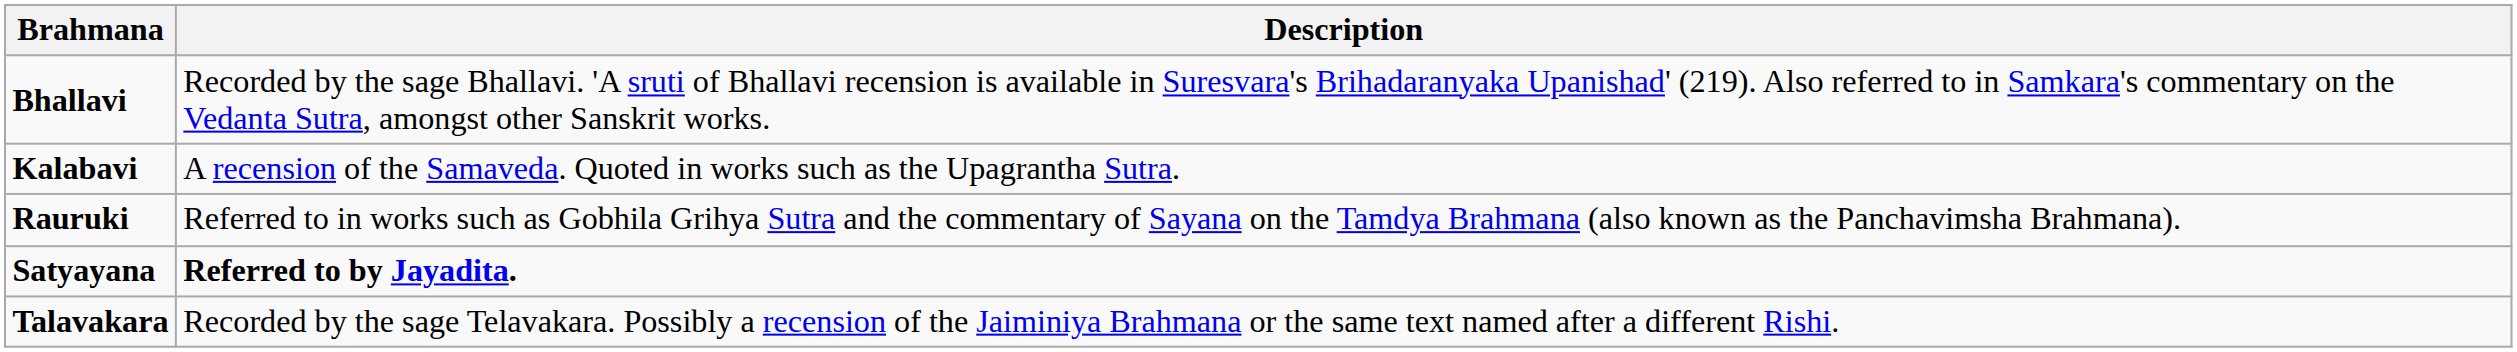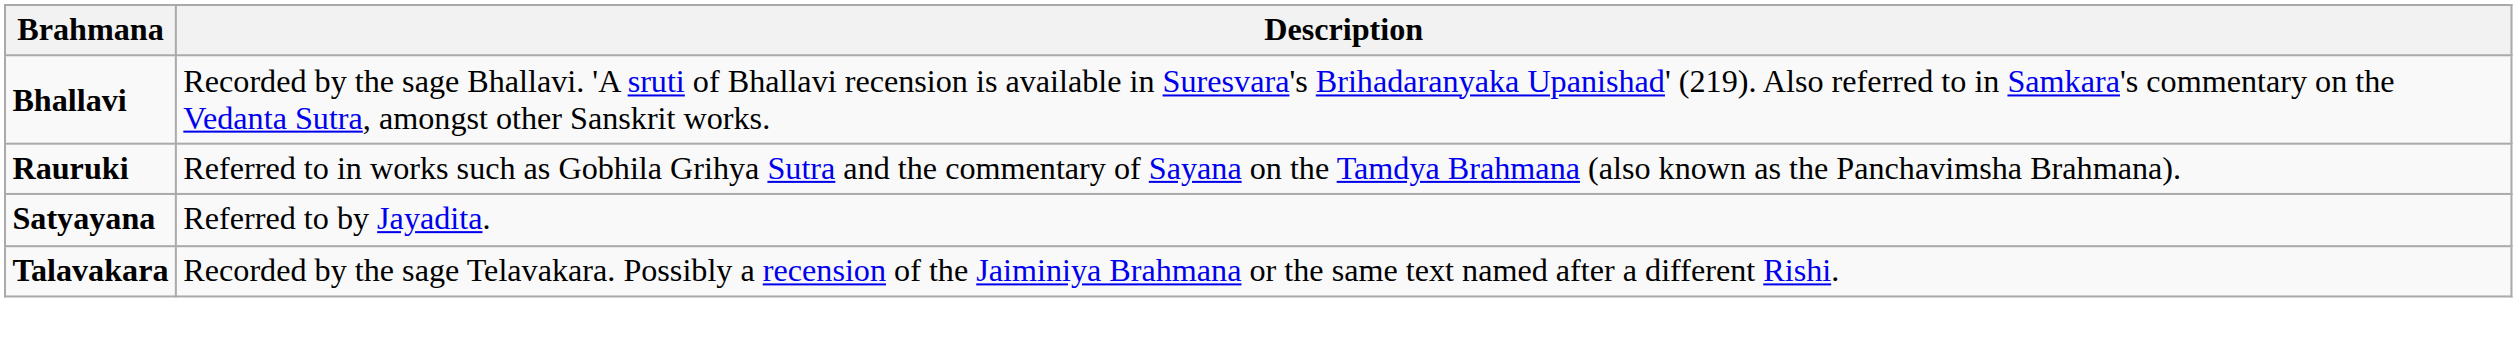- row: (75, 168)
(350, 270) bold -> (337, 219) normal
